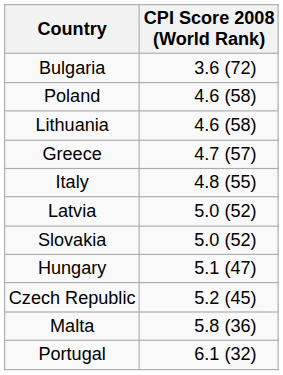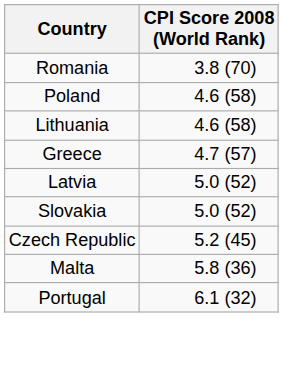- row: (72, 67)
+ row: (72, 67)
- row: (72, 182)
- row: (72, 268)
